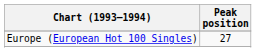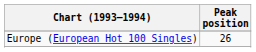(226, 39) 27 -> (226, 39) 26
